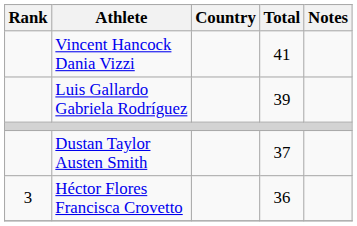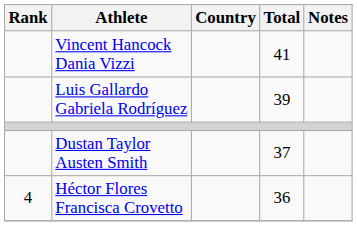(28, 198) 3 -> (28, 198) 4
